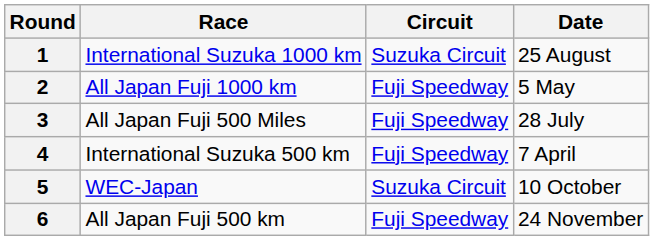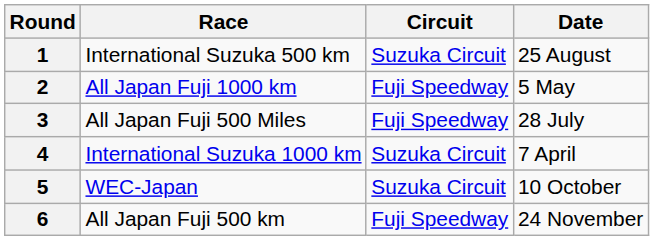(224, 55) International Suzuka 1000 km -> (218, 55) International Suzuka 500 km
(218, 154) International Suzuka 500 km -> (224, 154) International Suzuka 1000 km
(440, 154) Fuji Speedway -> (439, 154) Suzuka Circuit
